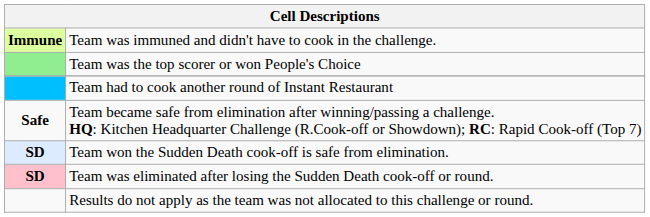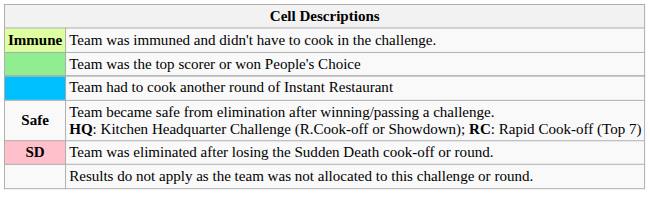- row: (259, 152)
